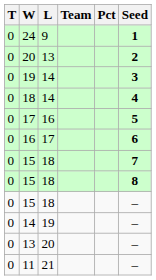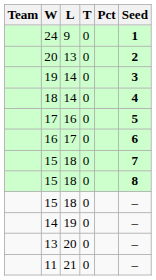columns swapped: (76, 14) <-> (12, 14)
